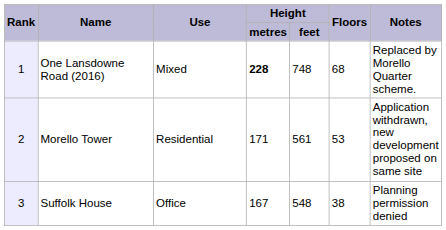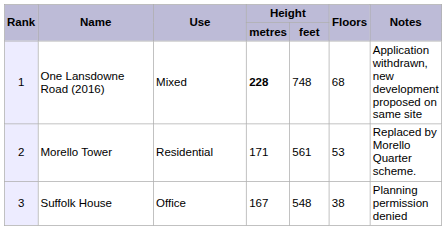(405, 69) Replaced by Morello Quarter scheme. -> (406, 82) Application withdrawn, new development proposed on same site
(406, 139) Application withdrawn, new development proposed on same site -> (405, 152) Replaced by Morello Quarter scheme.
